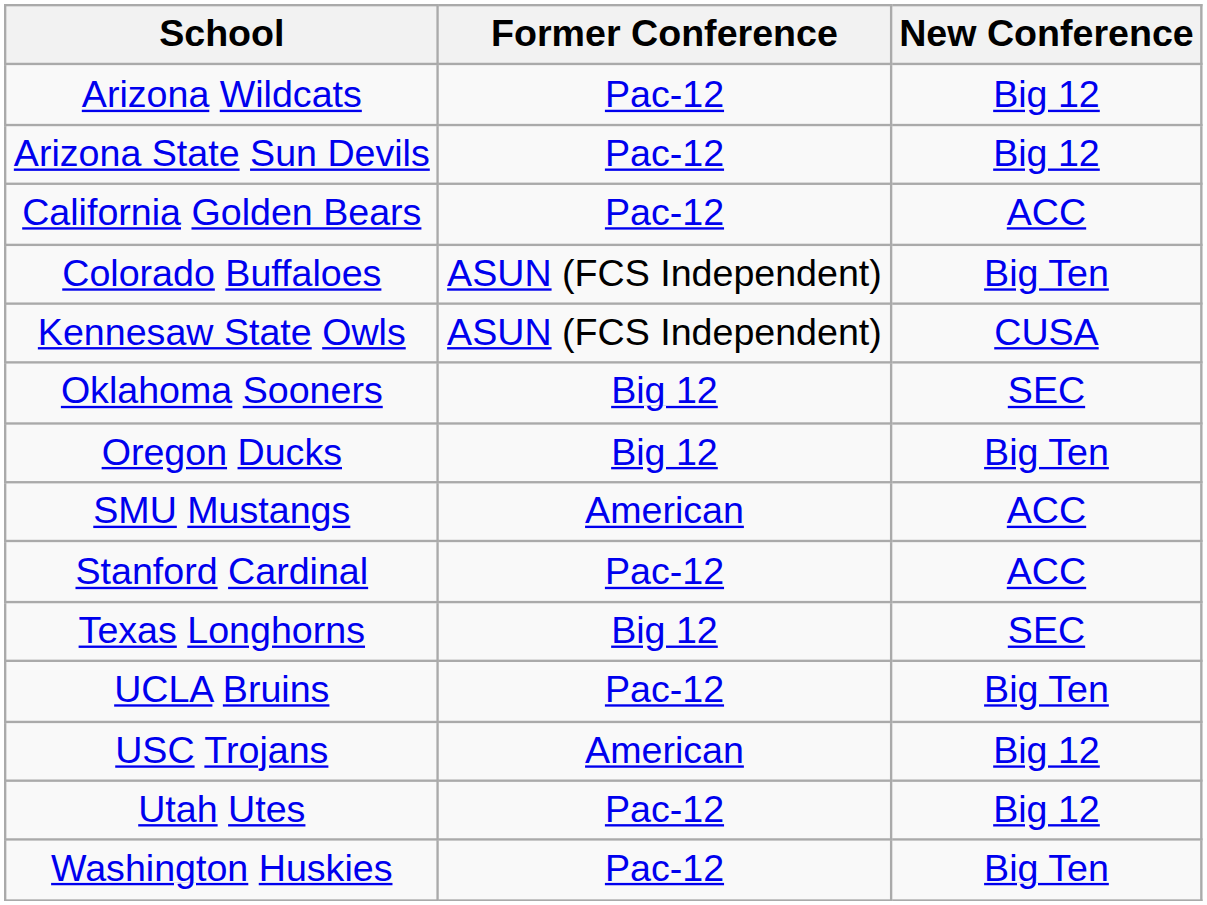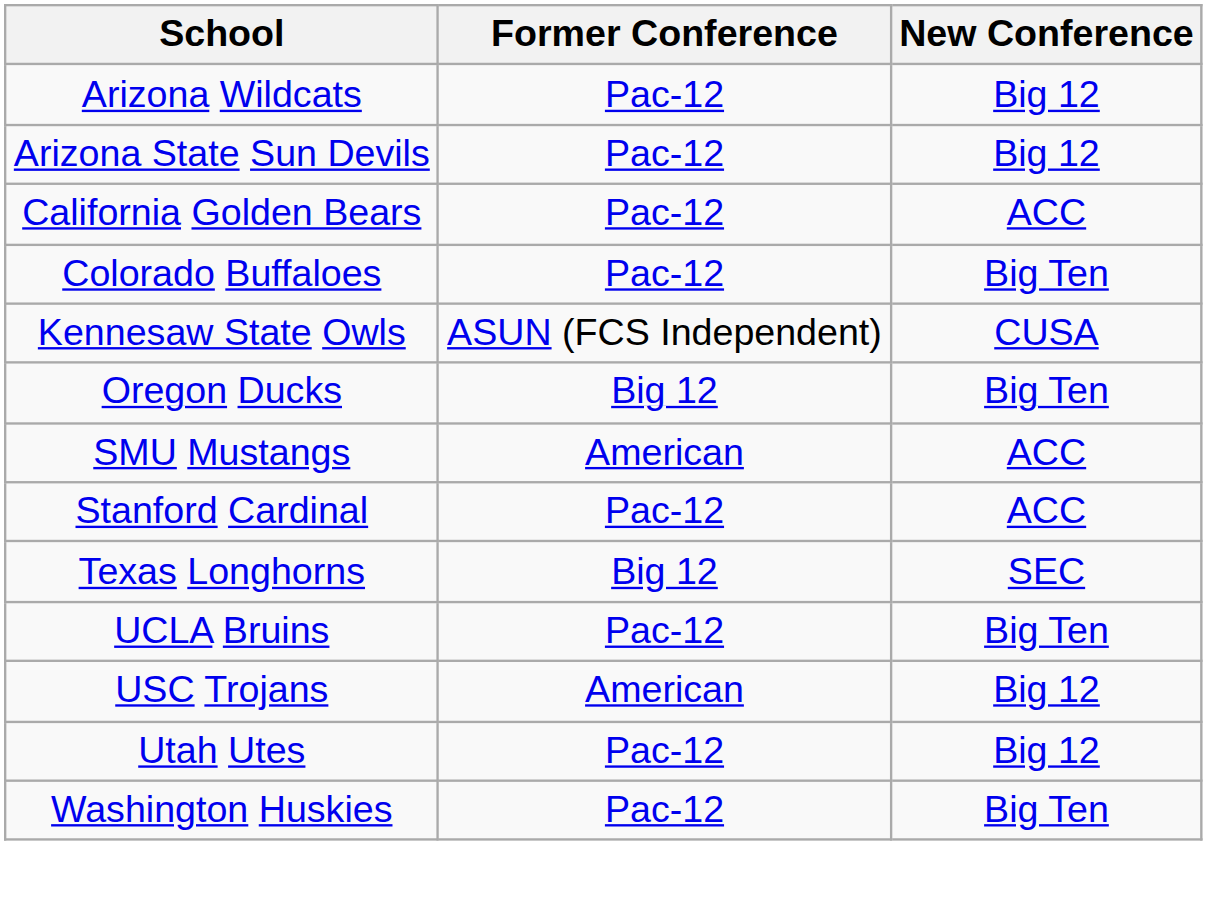(664, 272) ASUN (FCS Independent) -> (664, 272) Pac-12
- row: (222, 392)
